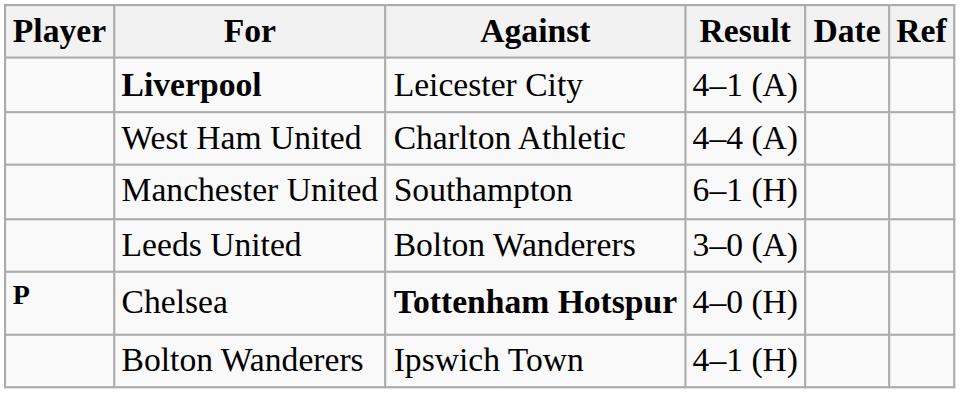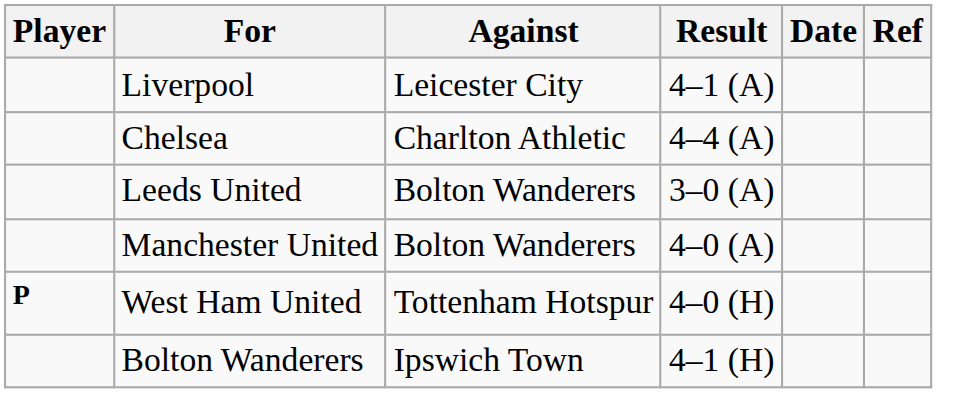(192, 84) bold -> (188, 84) normal
(242, 137) West Ham United -> (175, 137) Chelsea
- row: (745, 191)
+ row: (722, 244)
(175, 302) Chelsea -> (242, 302) West Ham United
(535, 302) bold -> (524, 302) normal
